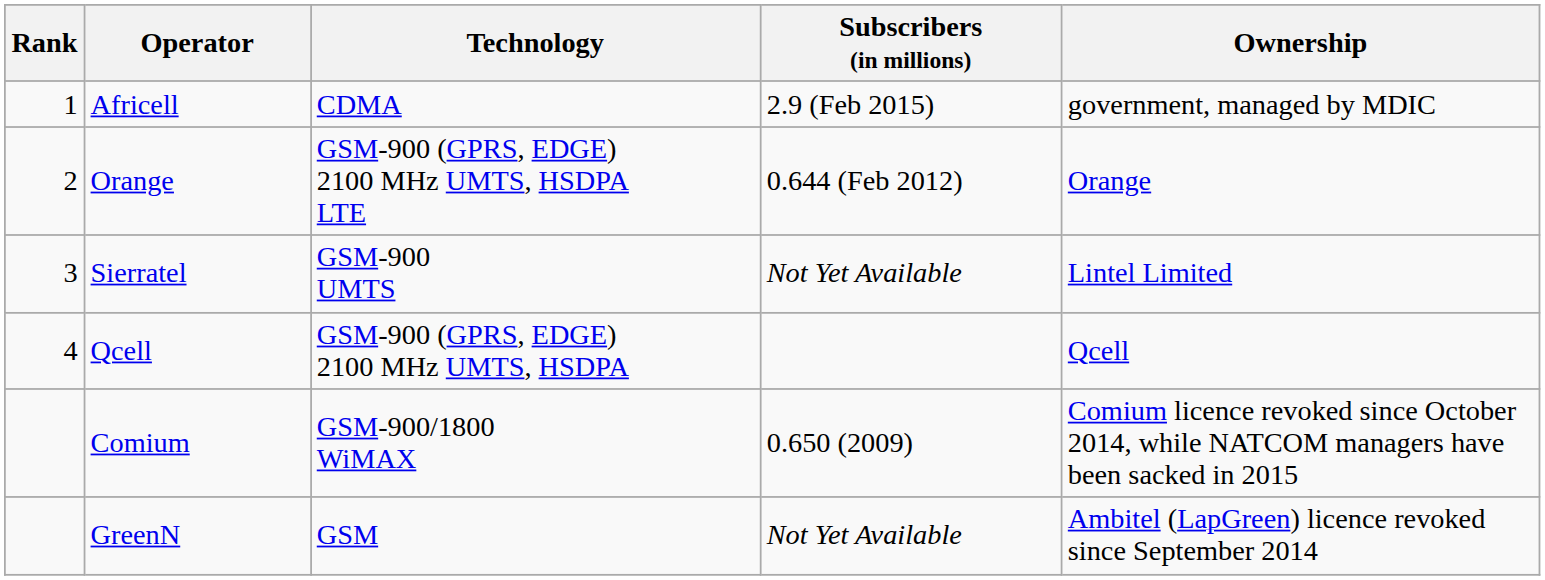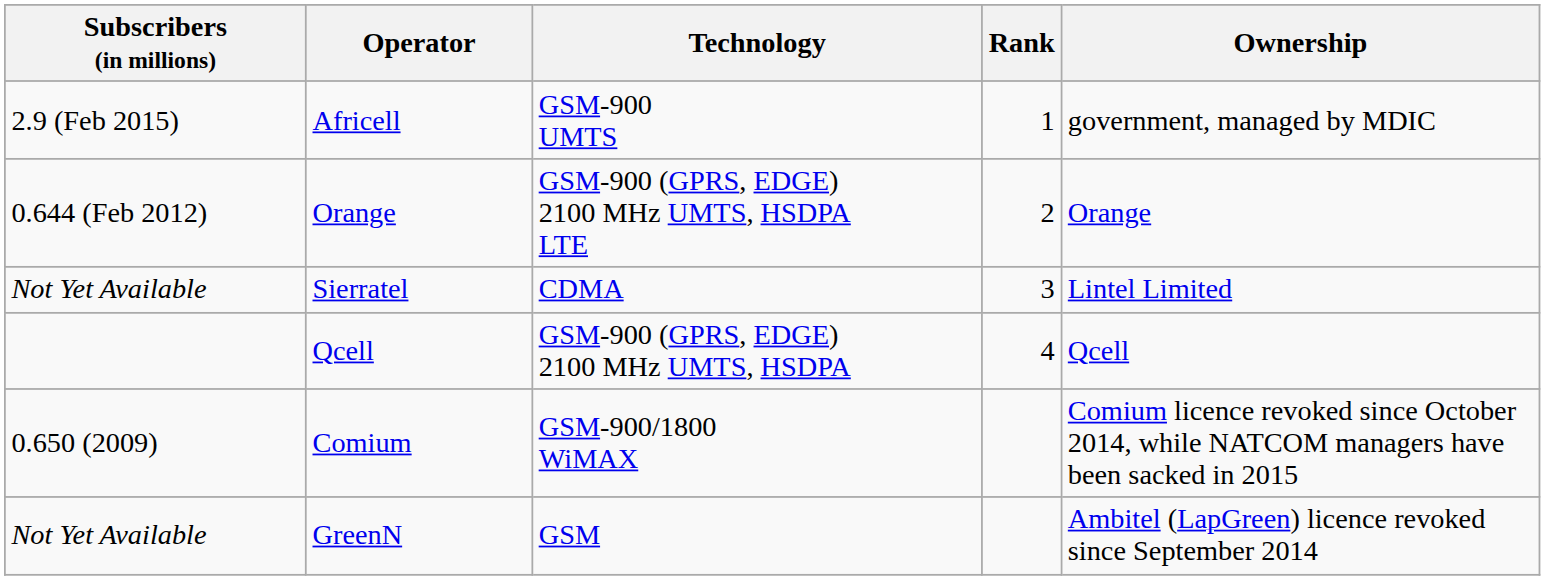columns swapped: (44, 42) <-> (911, 42)
(359, 103) CDMA -> (595, 119) GSM-900 UMTS
(373, 273) GSM-900 UMTS -> (581, 289) CDMA
